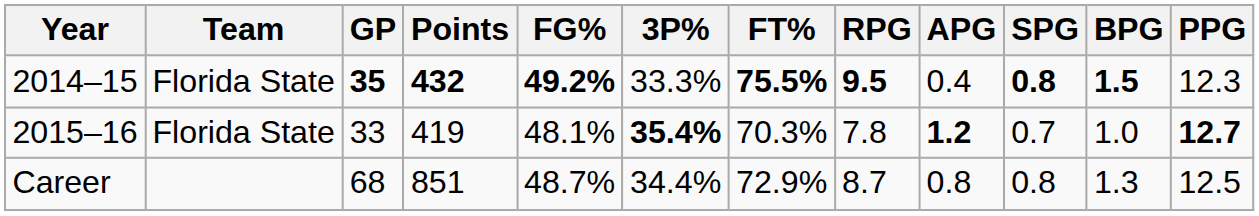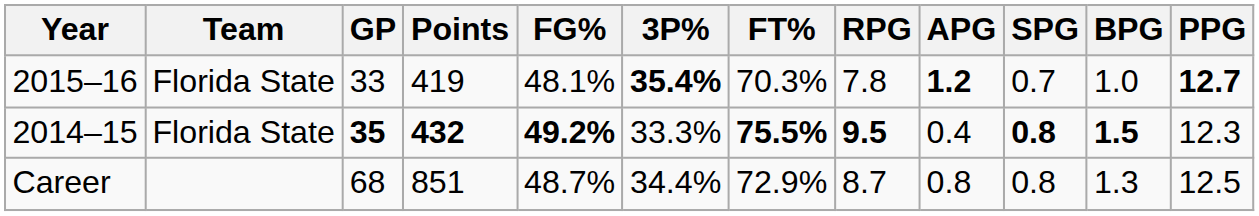rows swapped: (75, 81) <-> (75, 132)
